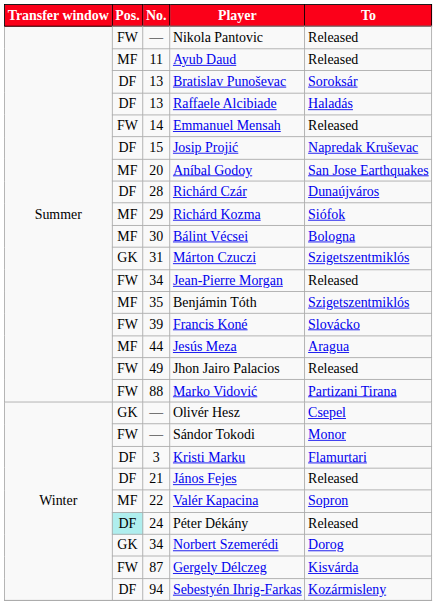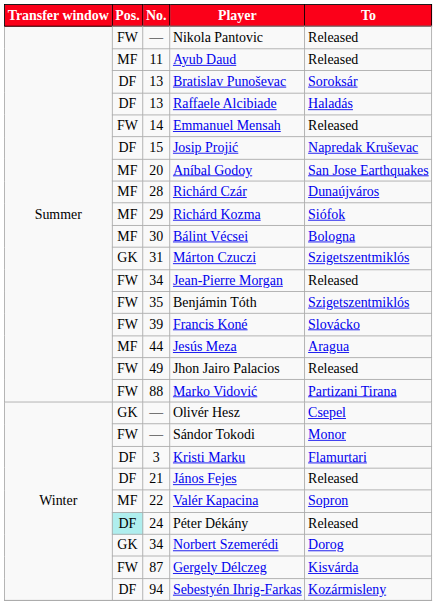(127, 192) DF -> (127, 192) MF
(127, 302) MF -> (127, 302) FW
